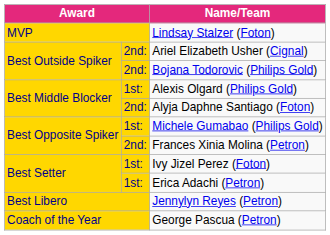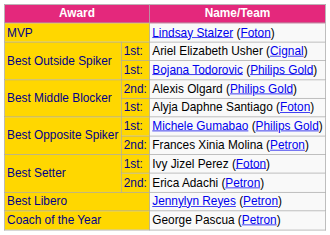(135, 51) 2nd: -> (133, 51) 1st:
(135, 70) 2nd: -> (133, 70) 1st:
(133, 88) 1st: -> (135, 88) 2nd:
(135, 107) 2nd: -> (133, 107) 1st:
(133, 182) 1st: -> (135, 182) 2nd:
